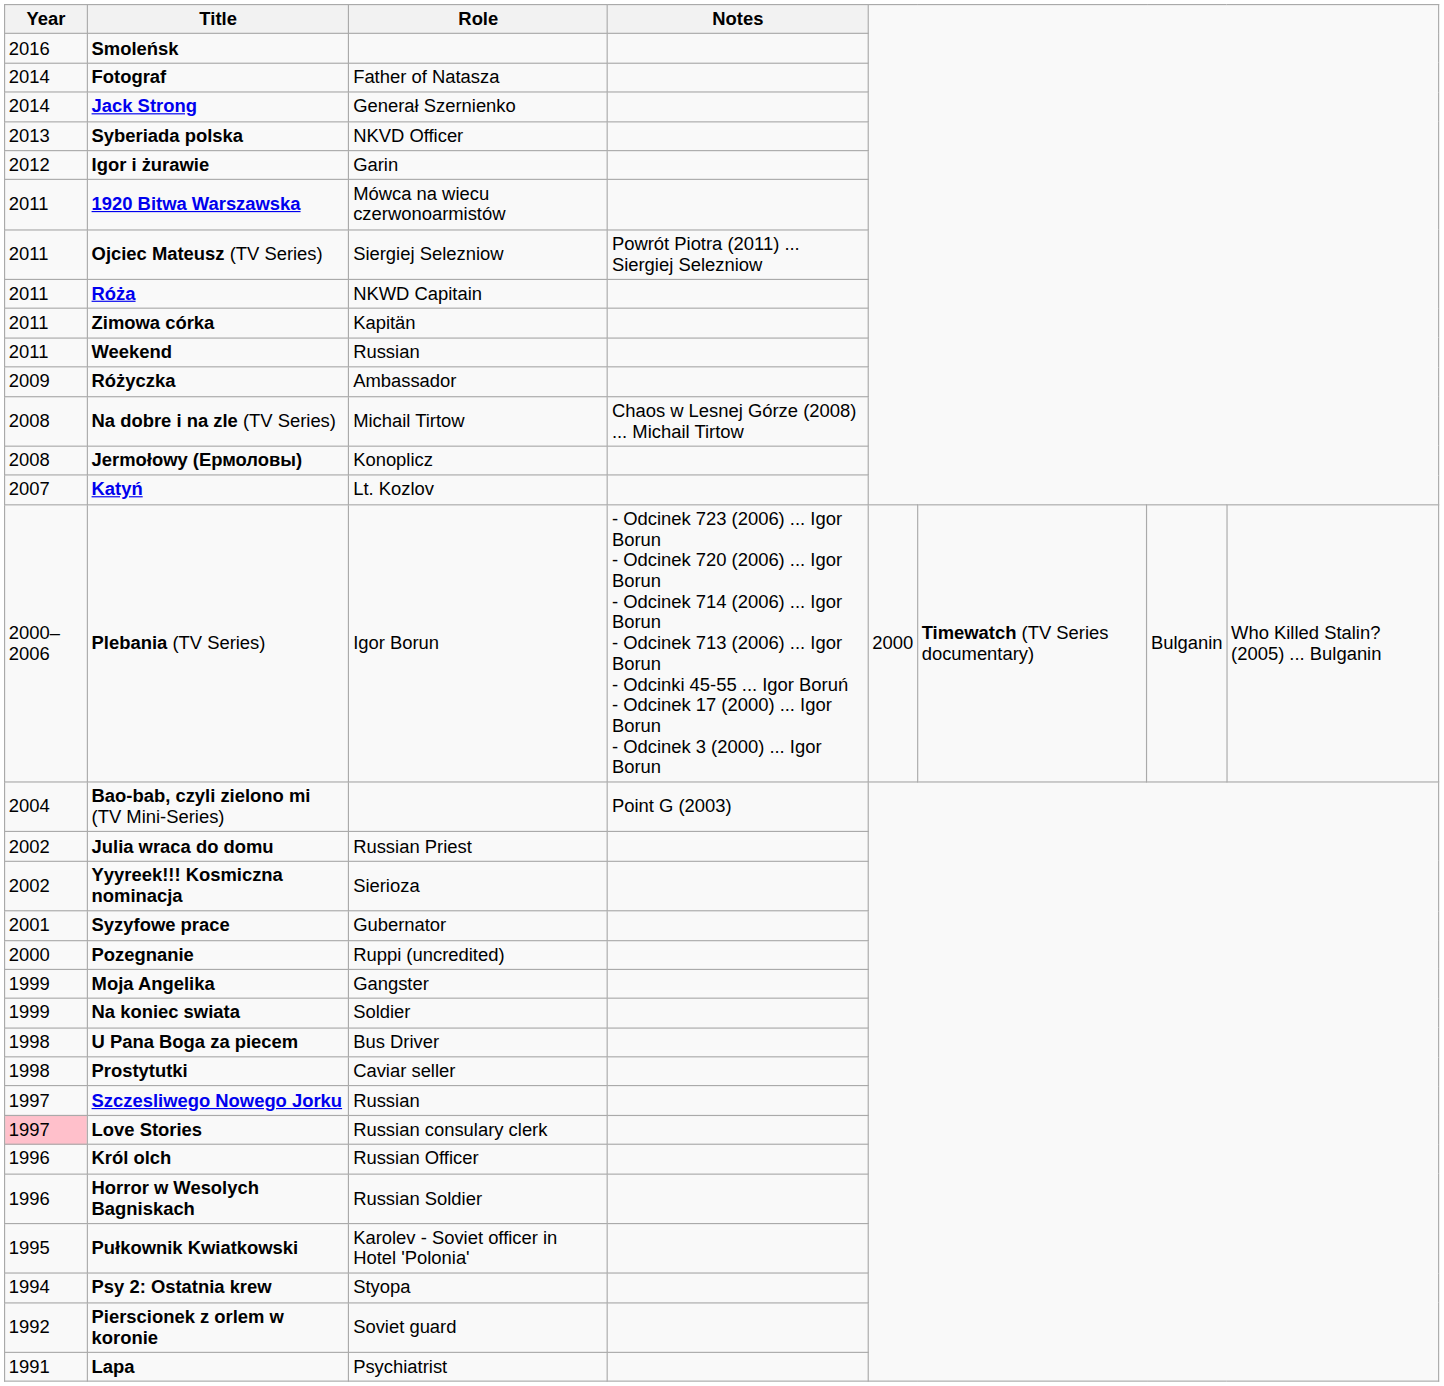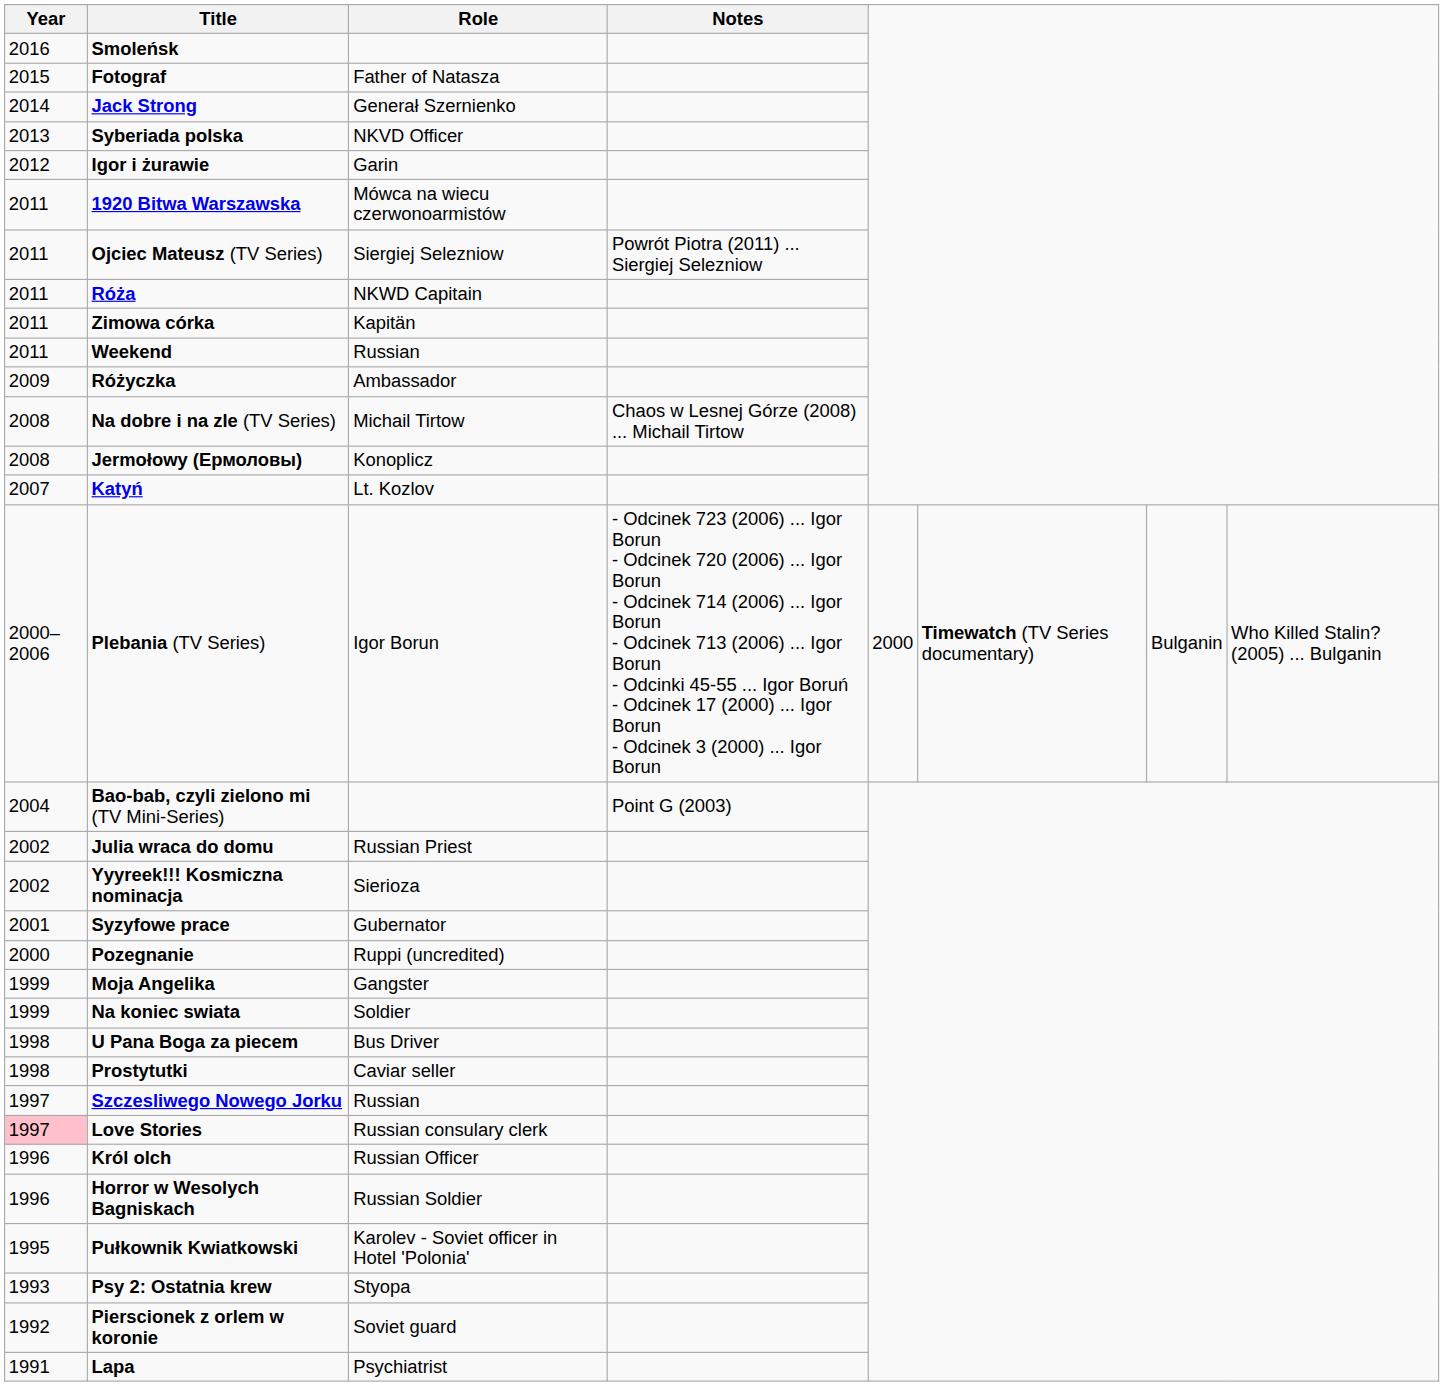(29, 77) 2014 -> (29, 77) 2015
(29, 1287) 1994 -> (29, 1287) 1993
